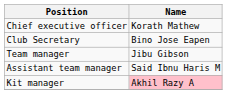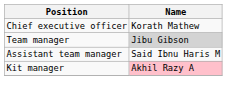- row: (43, 40)
(160, 54) no background -> (160, 40) lightgrey background
